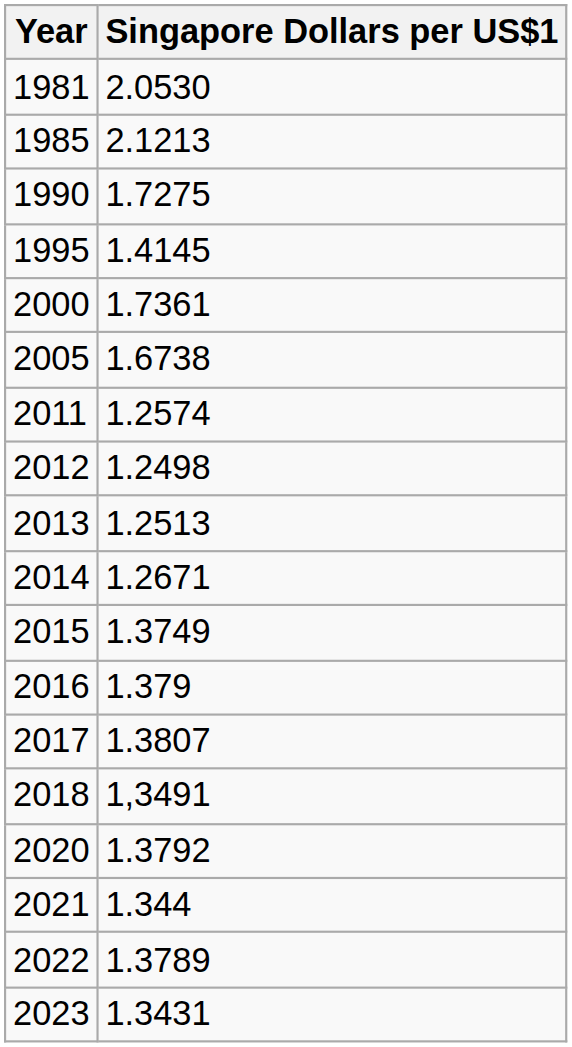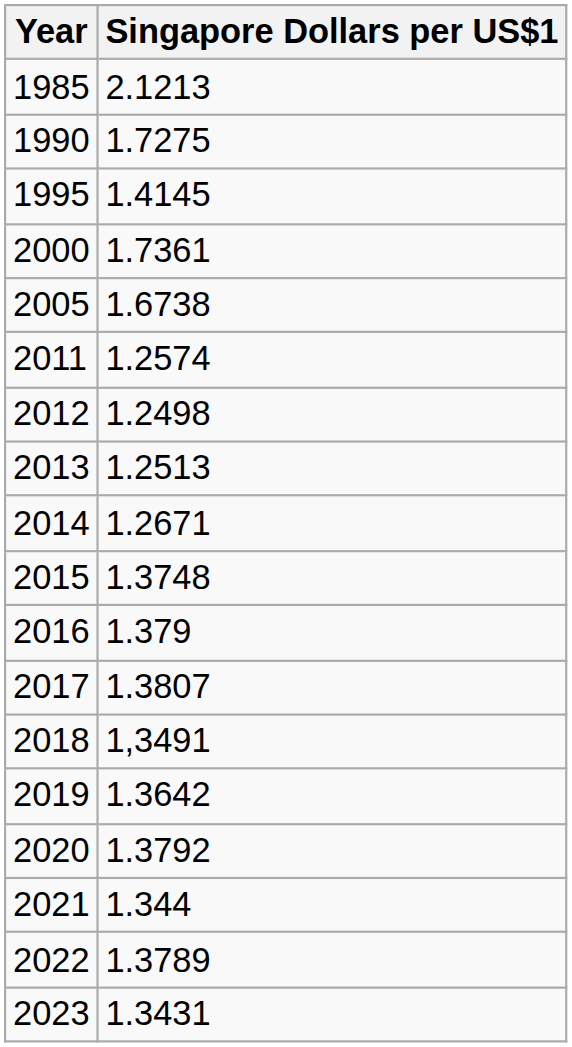- row: (51, 86)
(158, 631) 1.3749 -> (158, 577) 1.3748
+ row: (51, 795)
